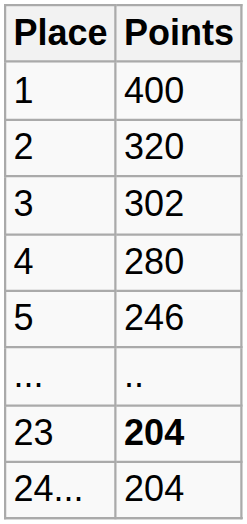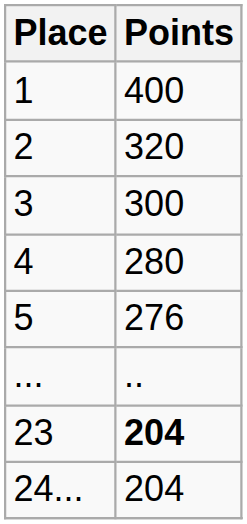(154, 204) 302 -> (154, 204) 300
(154, 318) 246 -> (154, 318) 276
